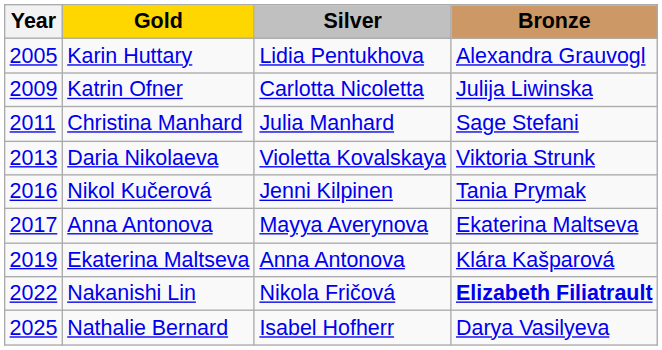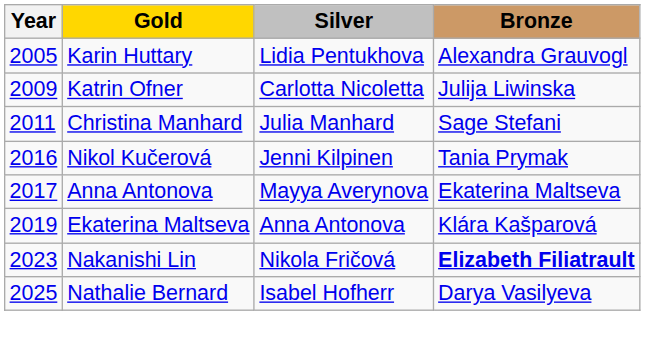- row: (143, 157)
(33, 293) 2022 -> (33, 259) 2023
